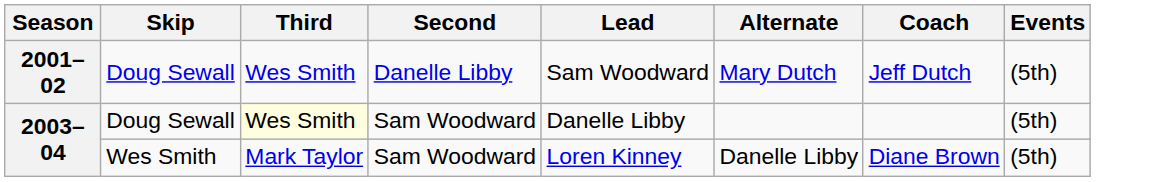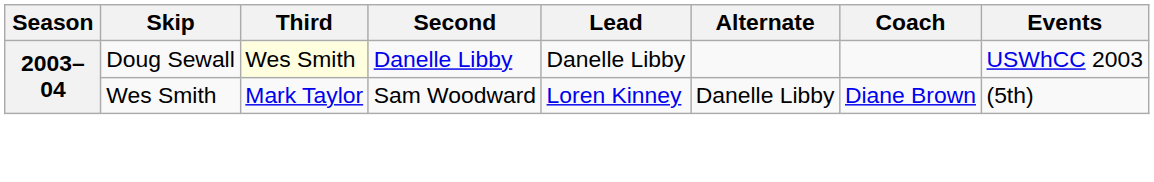- row: (53, 71)
(455, 120) Sam Woodward -> (443, 58) Danelle Libby
(1034, 120) (5th) -> (1065, 58) USWhCC 2003
